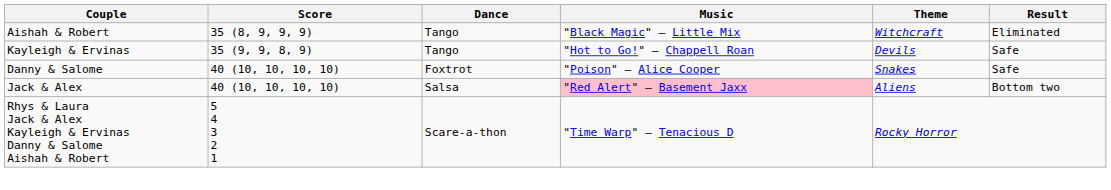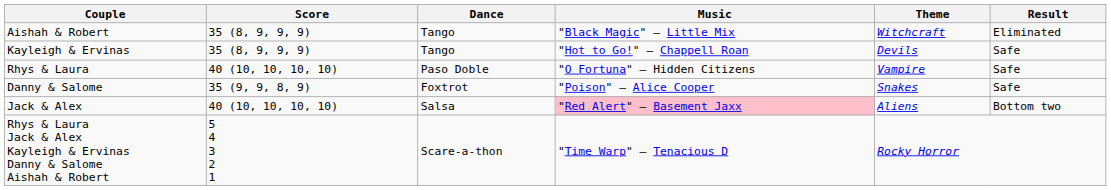(262, 51) 35 (9, 9, 8, 9) -> (260, 51) 35 (8, 9, 9, 9)
+ row: (48, 69)
(275, 69) 40 (10, 10, 10, 10) -> (260, 87) 35 (9, 9, 8, 9)
